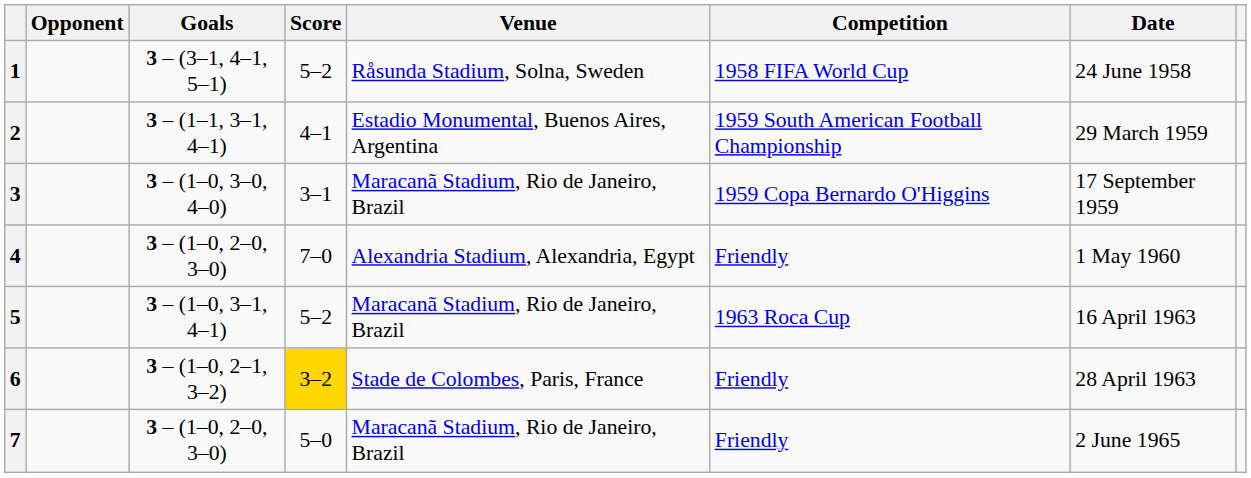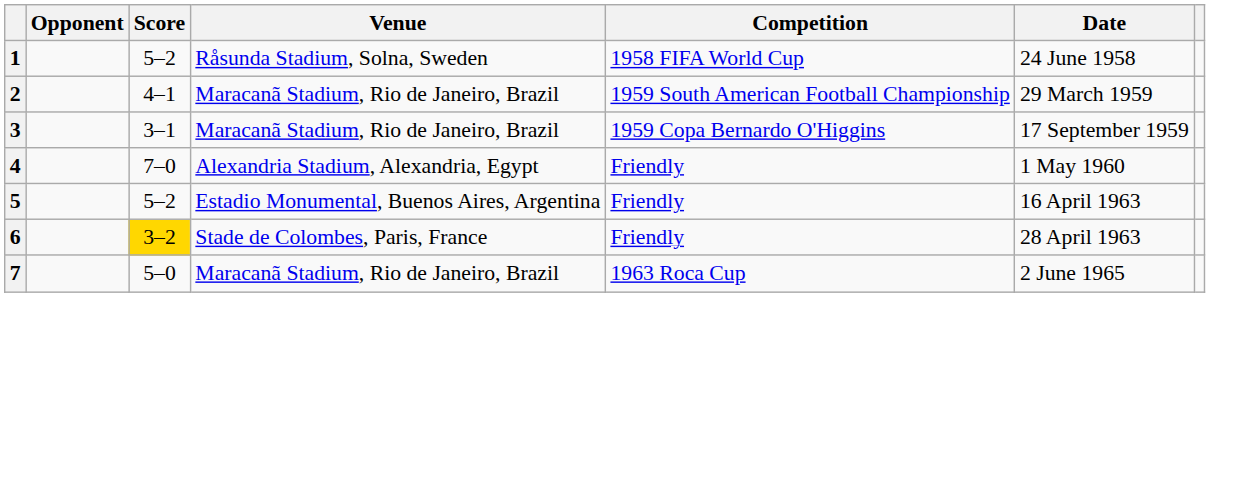- column: (207, 22)
(509, 132) Estadio Monumental, Buenos Aires, Argentina -> (377, 94) Maracanã Stadium, Rio de Janeiro, Brazil
(504, 317) Maracanã Stadium, Rio de Janeiro, Brazil -> (398, 201) Estadio Monumental, Buenos Aires, Argentina
(782, 317) 1963 Roca Cup -> (647, 201) Friendly
(752, 440) Friendly -> (678, 273) 1963 Roca Cup
